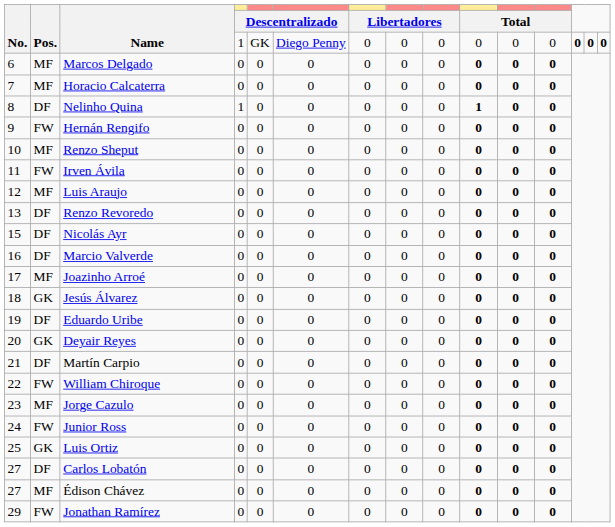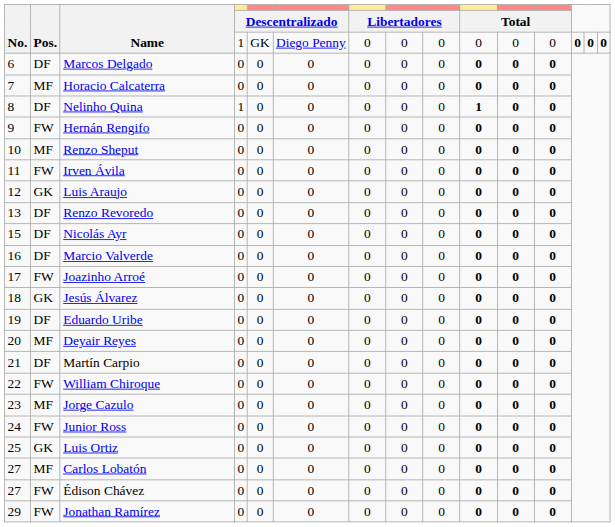(43, 63) MF -> (42, 63) DF
(43, 191) MF -> (43, 191) GK
(43, 277) MF -> (44, 277) FW
(43, 341) GK -> (43, 341) MF
(42, 468) DF -> (43, 468) MF
(43, 490) MF -> (44, 490) FW
